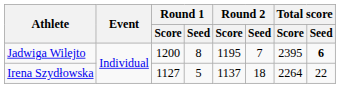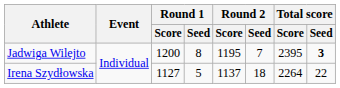(321, 53) 6 -> (321, 53) 3
